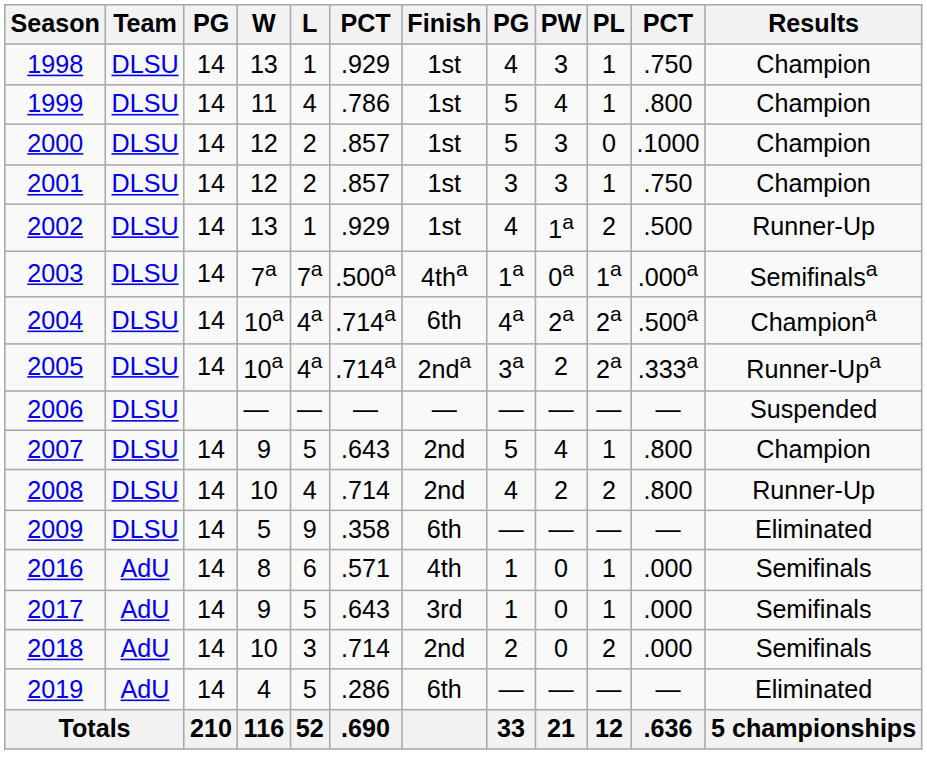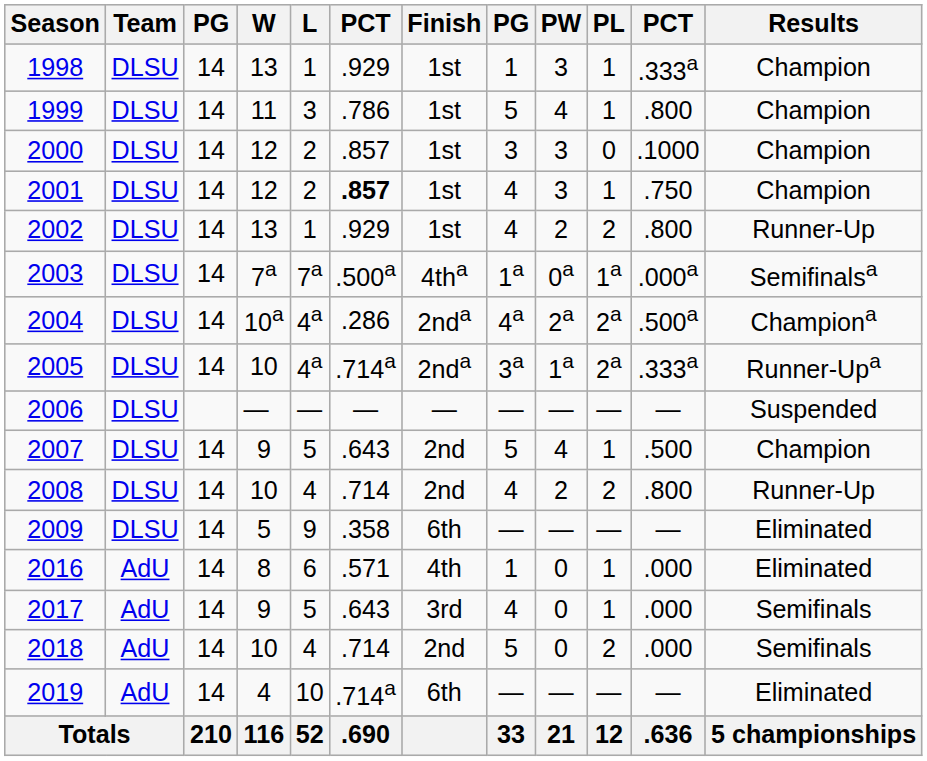(511, 64) 4 -> (511, 67) 1
(668, 64) .750 -> (668, 67) .333a
(310, 104) 4 -> (310, 110) 3
(511, 143) 5 -> (511, 150) 3
(366, 183) normal -> (366, 190) bold
(511, 183) 3 -> (511, 190) 4
(561, 227) 1a -> (561, 230) 2
(668, 226) .500 -> (668, 230) .800
(366, 320) .714a -> (366, 320) .286
(444, 320) 6th -> (444, 320) 2nda
(263, 366) 10a -> (264, 366) 10
(561, 366) 2 -> (561, 366) 1a
(668, 449) .800 -> (668, 449) .500
(814, 569) Semifinals -> (814, 569) Eliminated
(511, 609) 1 -> (511, 609) 4
(310, 649) 3 -> (310, 649) 4
(511, 649) 2 -> (511, 649) 5
(310, 689) 5 -> (310, 692) 10
(366, 689) .286 -> (366, 692) .714a
